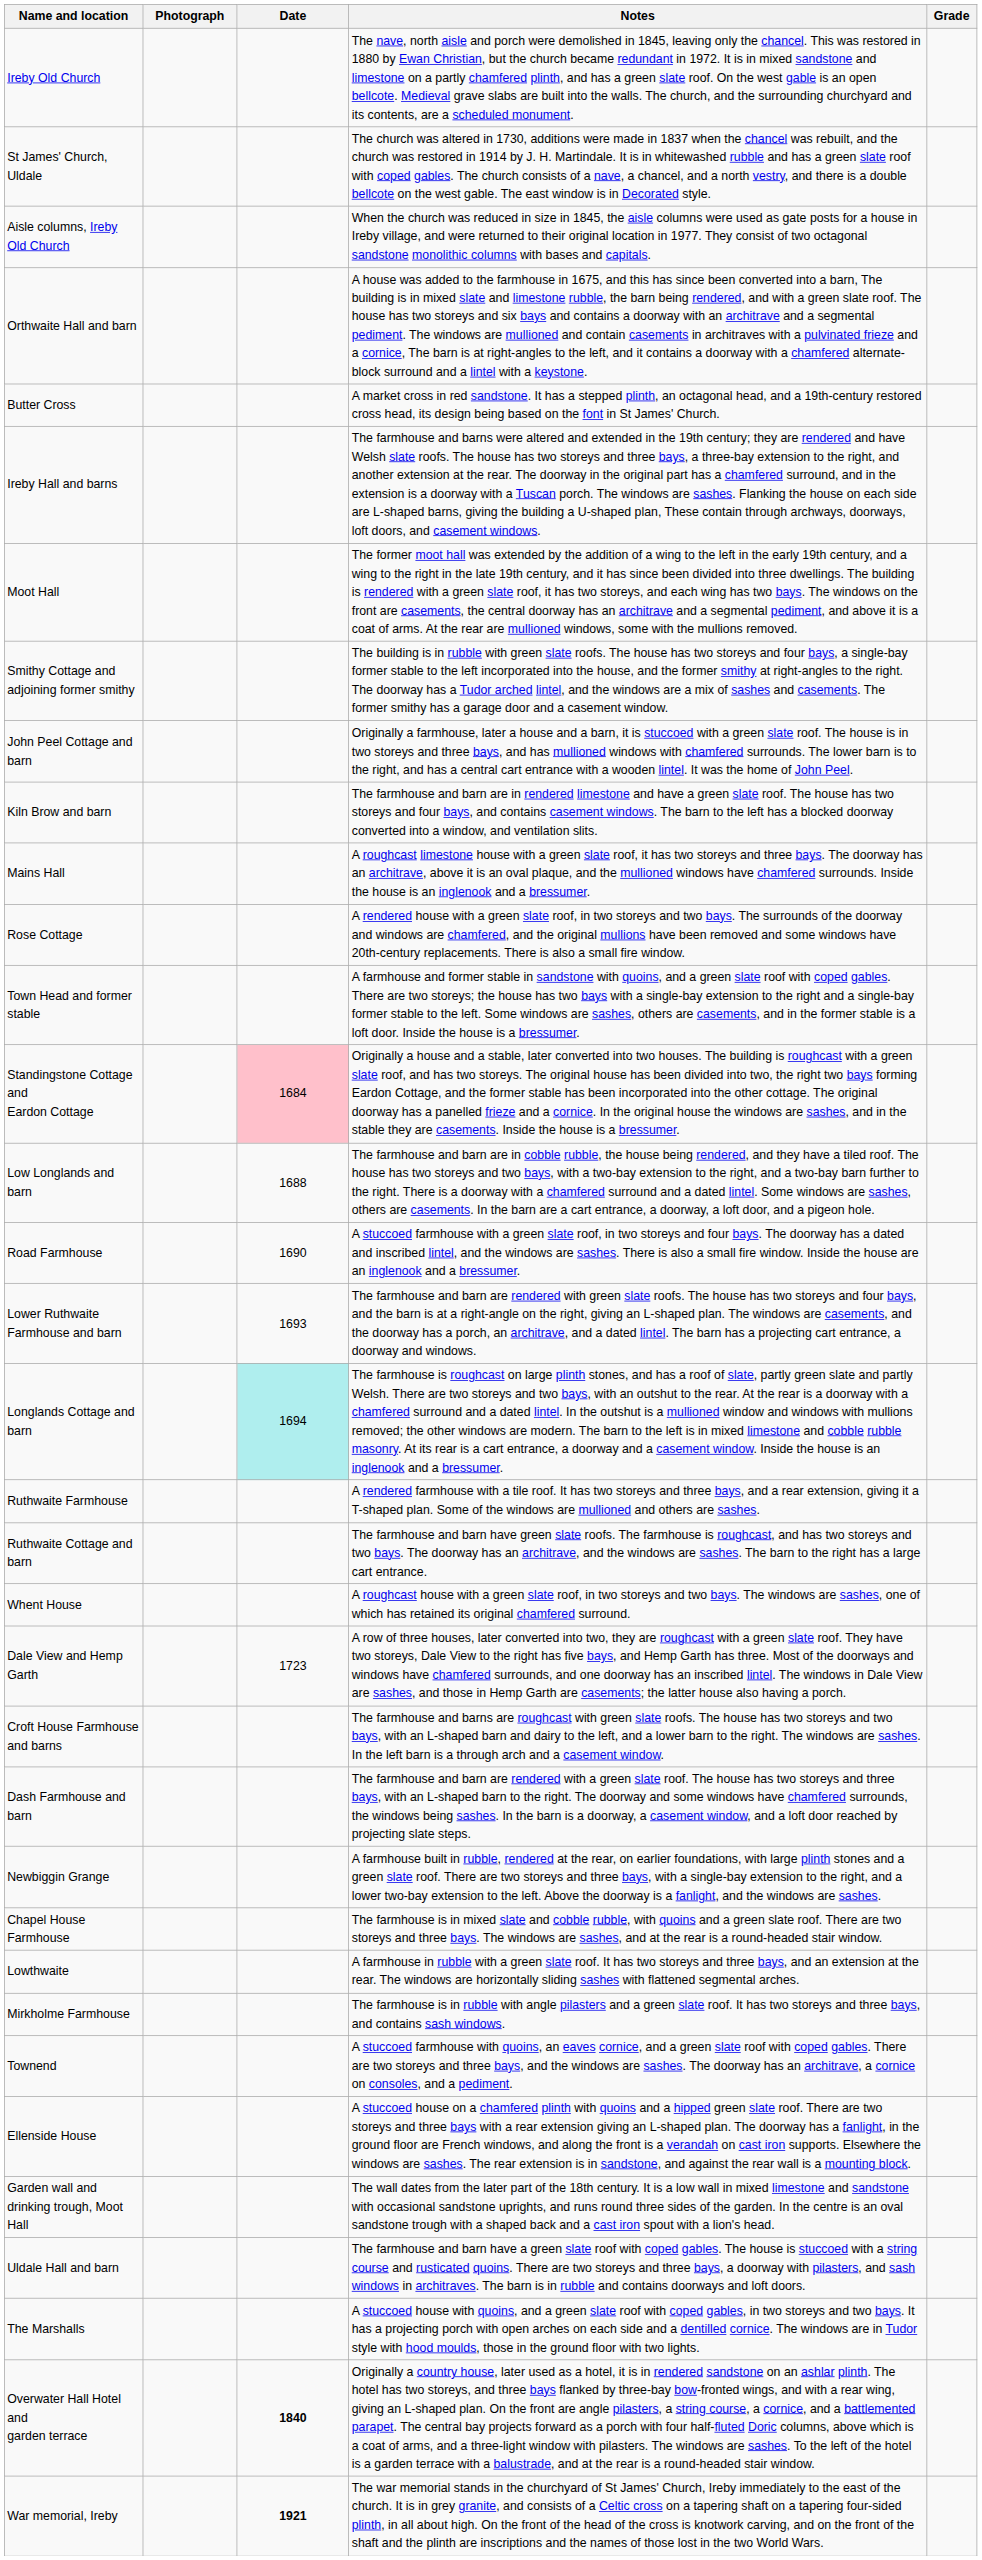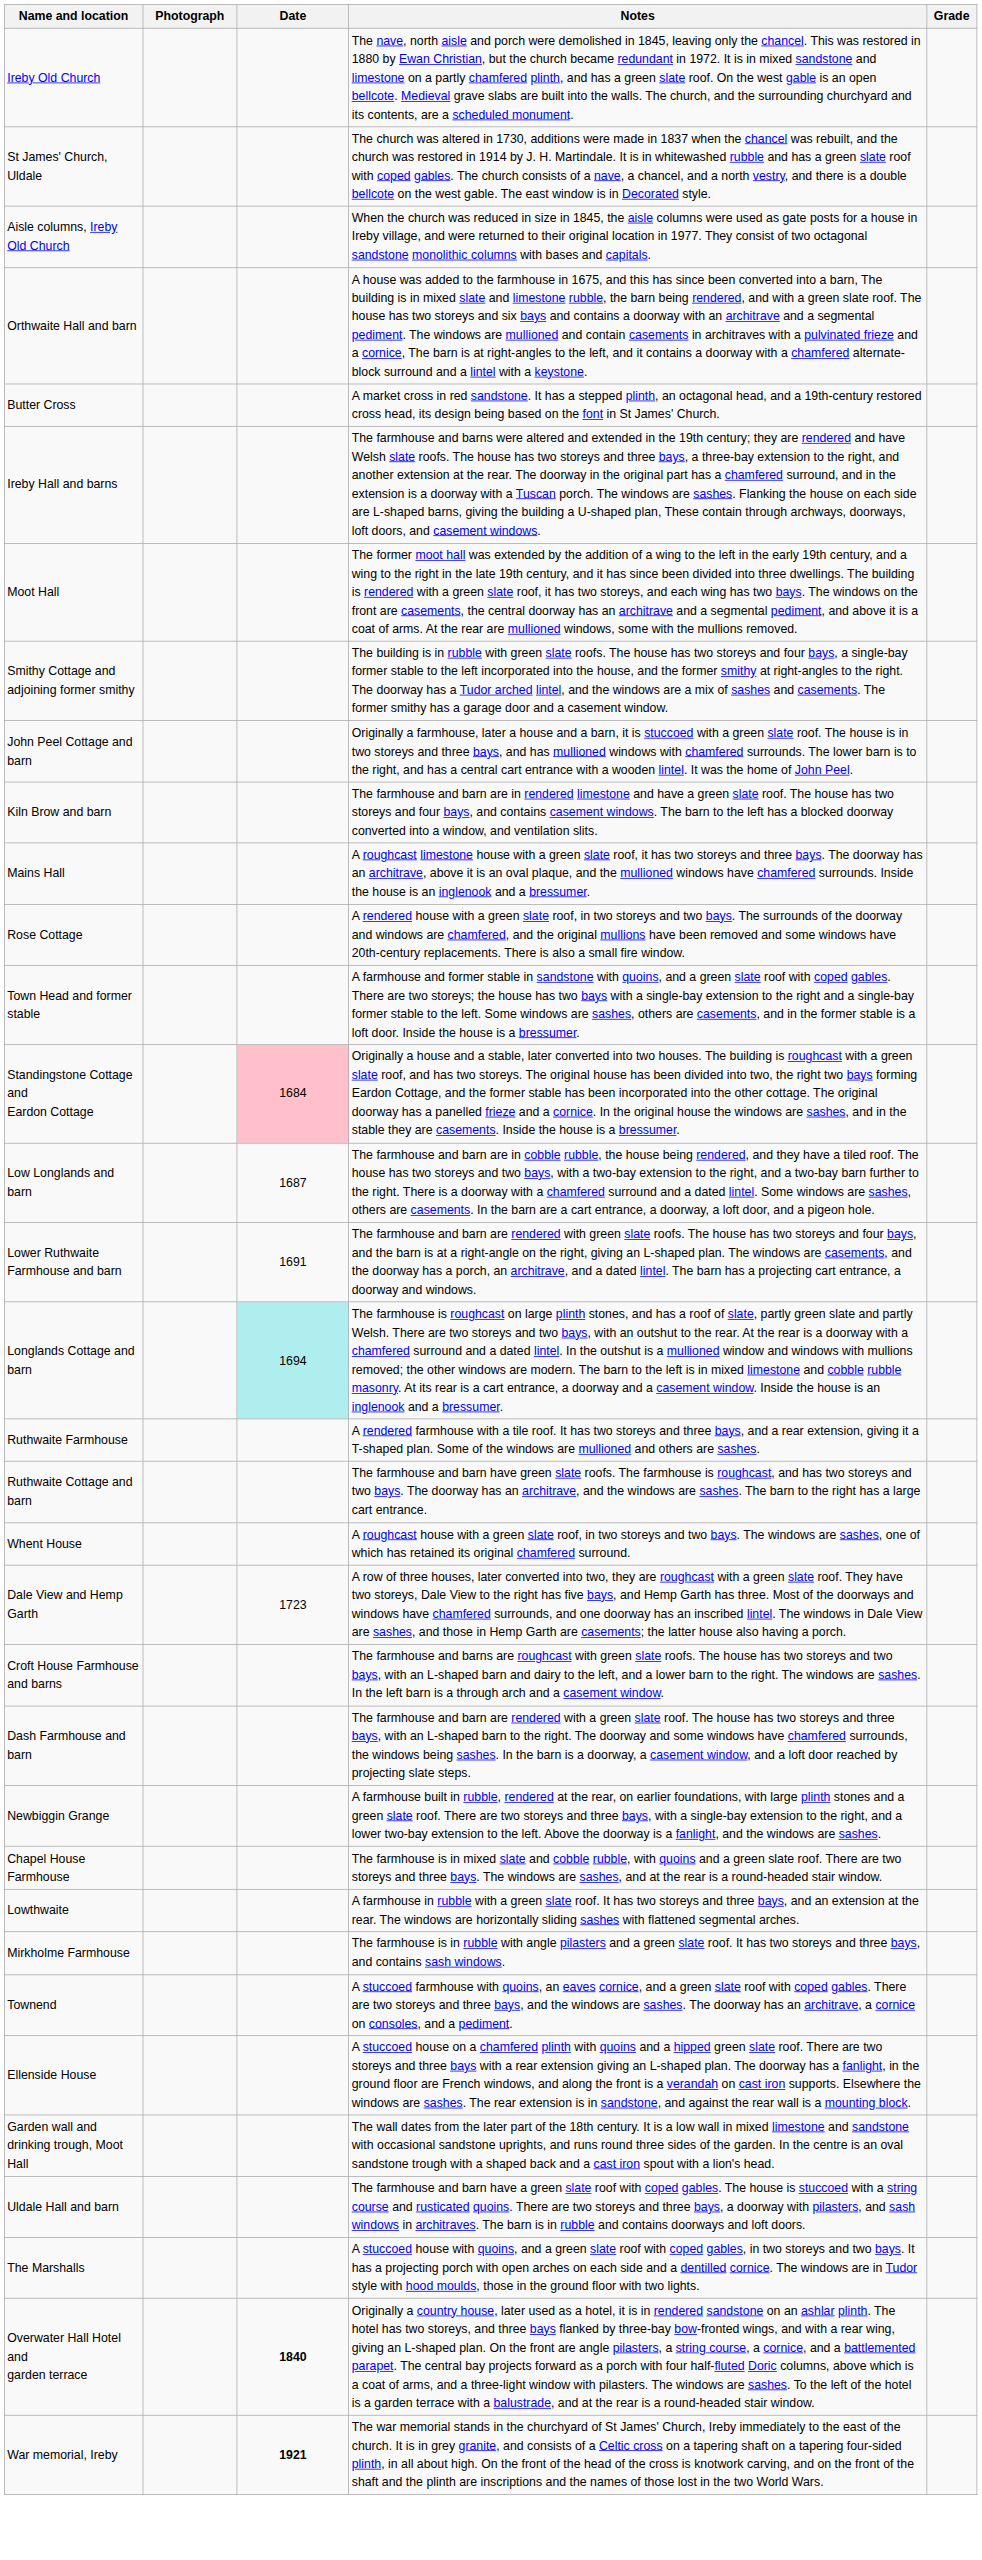(293, 1182) 1688 -> (293, 1182) 1687
- row: (55, 1253)
(293, 1323) 1693 -> (293, 1262) 1691
